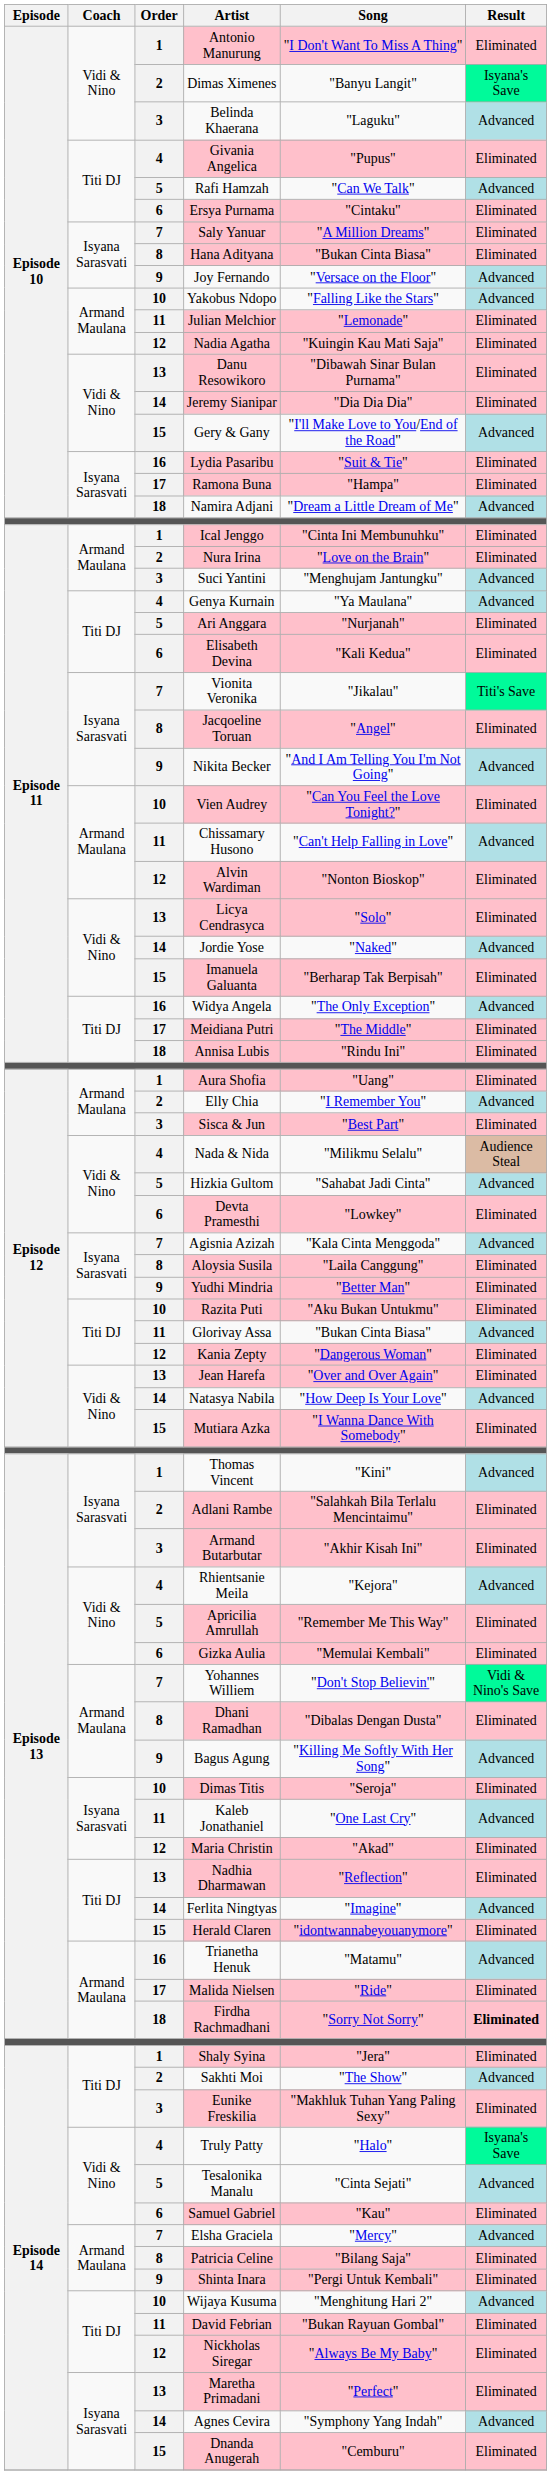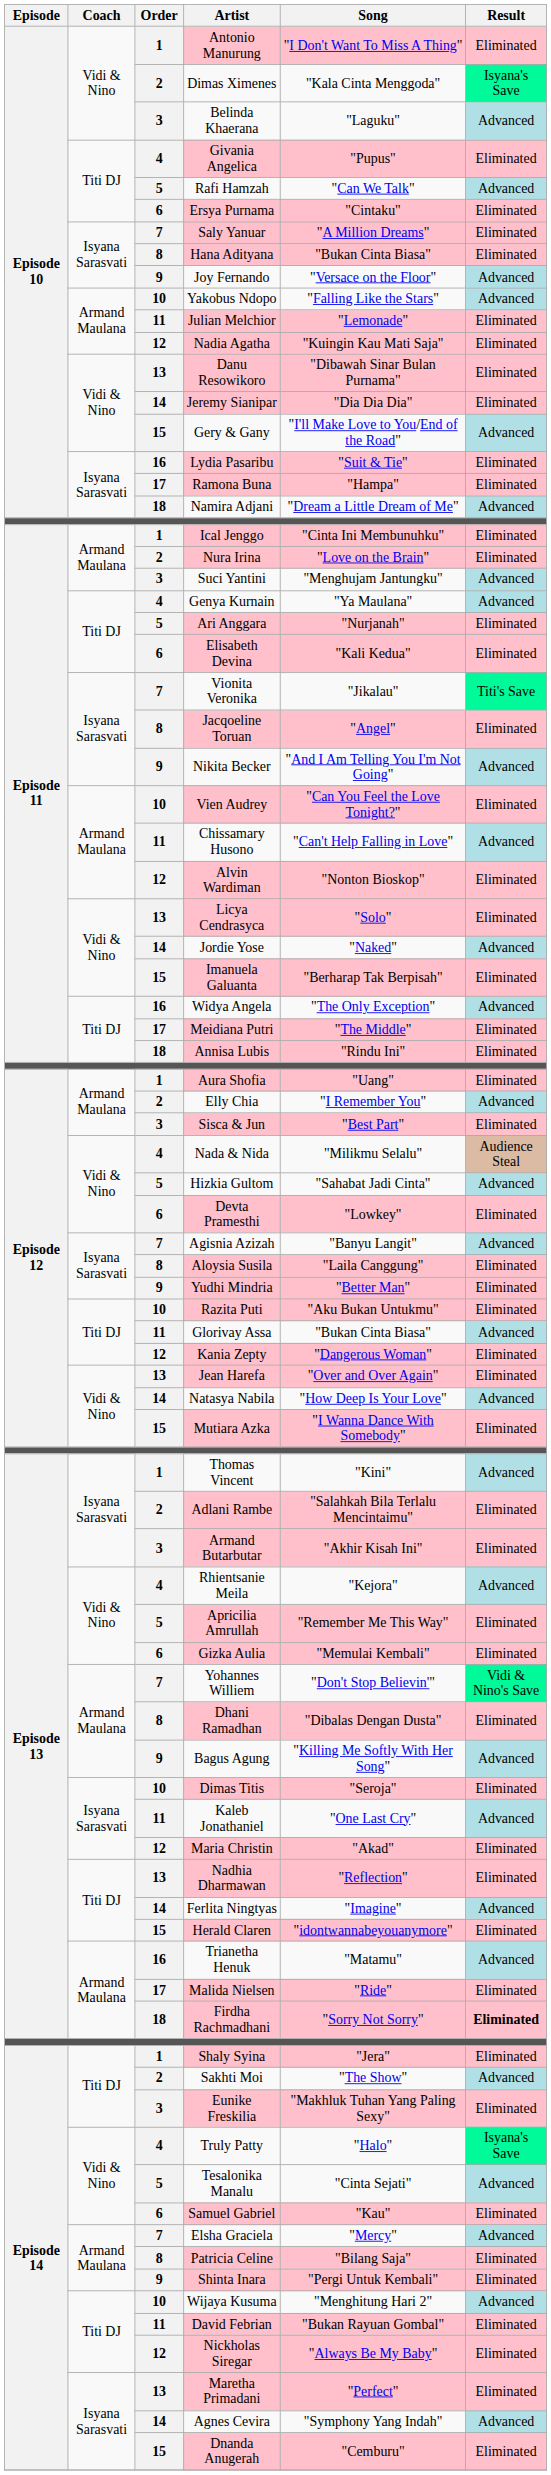(373, 83) "Banyu Langit" -> (373, 83) "Kala Cinta Menggoda"
(373, 1243) "Kala Cinta Menggoda" -> (373, 1243) "Banyu Langit"
